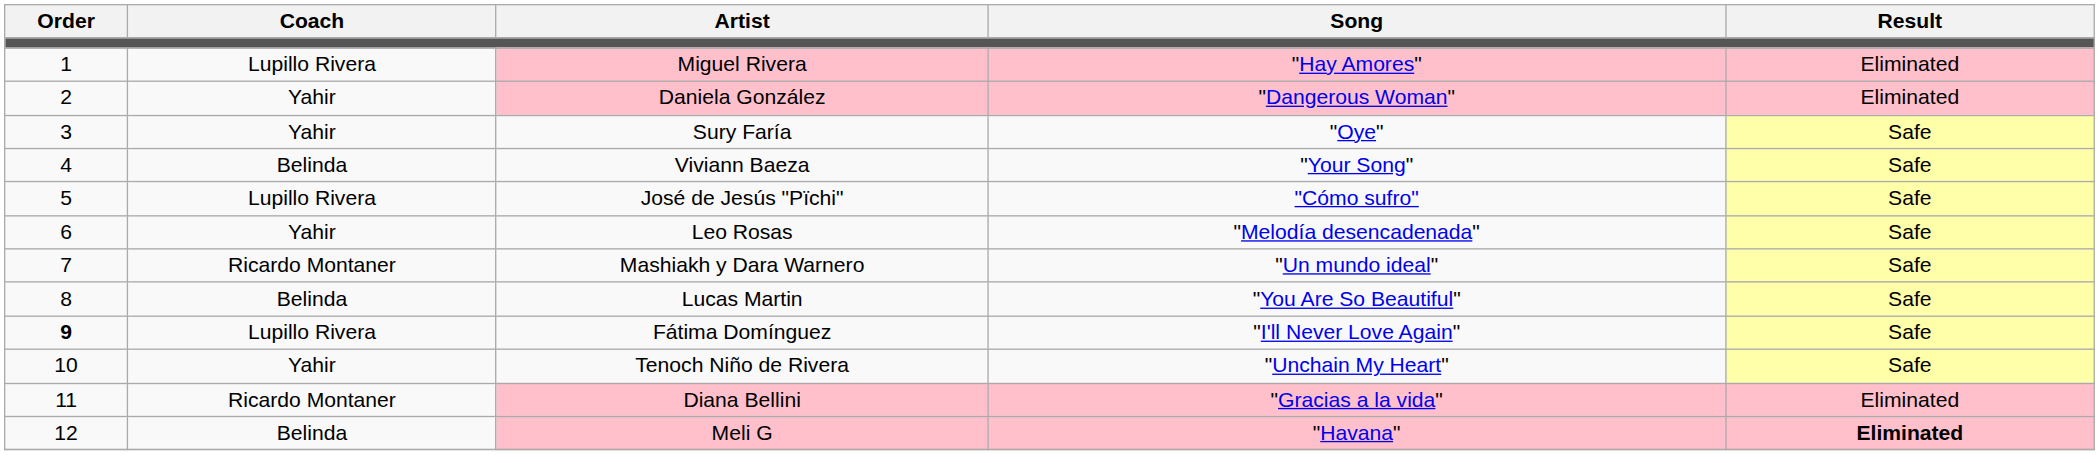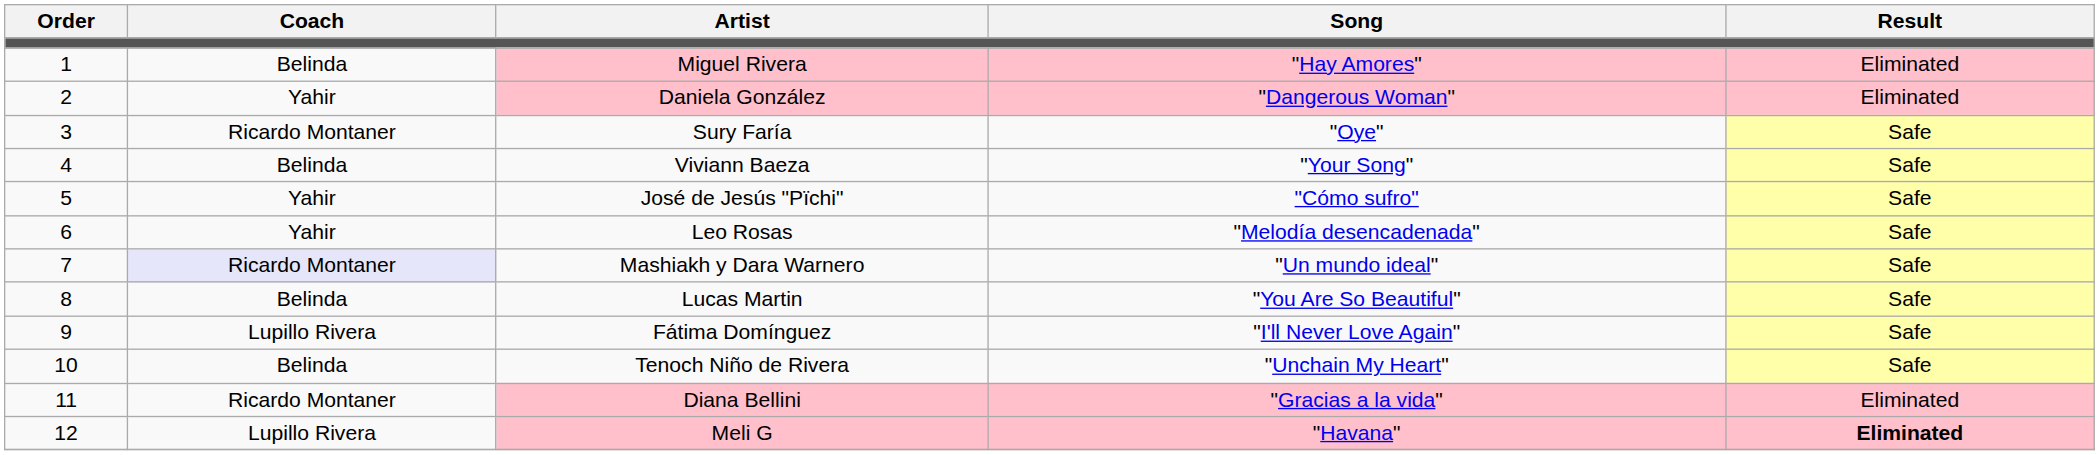(312, 64) Lupillo Rivera -> (312, 64) Belinda
(312, 131) Yahir -> (312, 131) Ricardo Montaner
(312, 198) Lupillo Rivera -> (312, 198) Yahir
(312, 265) no background -> (312, 265) lavender background
(66, 332) bold -> (66, 332) normal
(312, 365) Yahir -> (312, 365) Belinda
(312, 432) Belinda -> (312, 432) Lupillo Rivera
